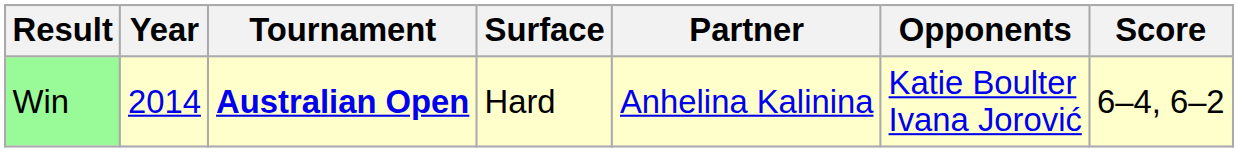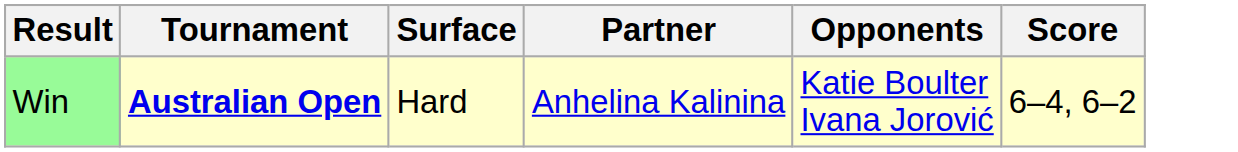- column: (164, 30)
